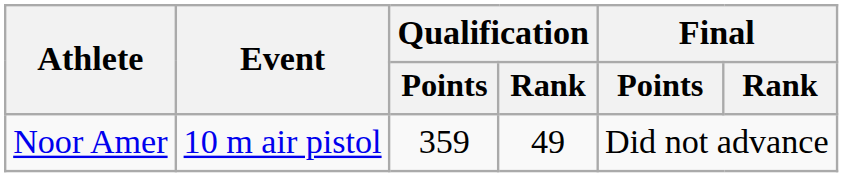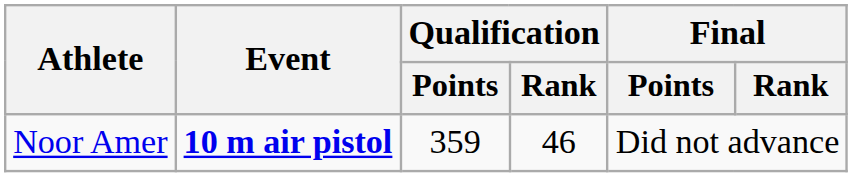(283, 142) normal -> (288, 142) bold
(548, 142) 49 -> (559, 142) 46
